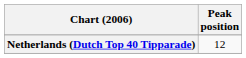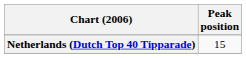(220, 44) 12 -> (220, 44) 15
